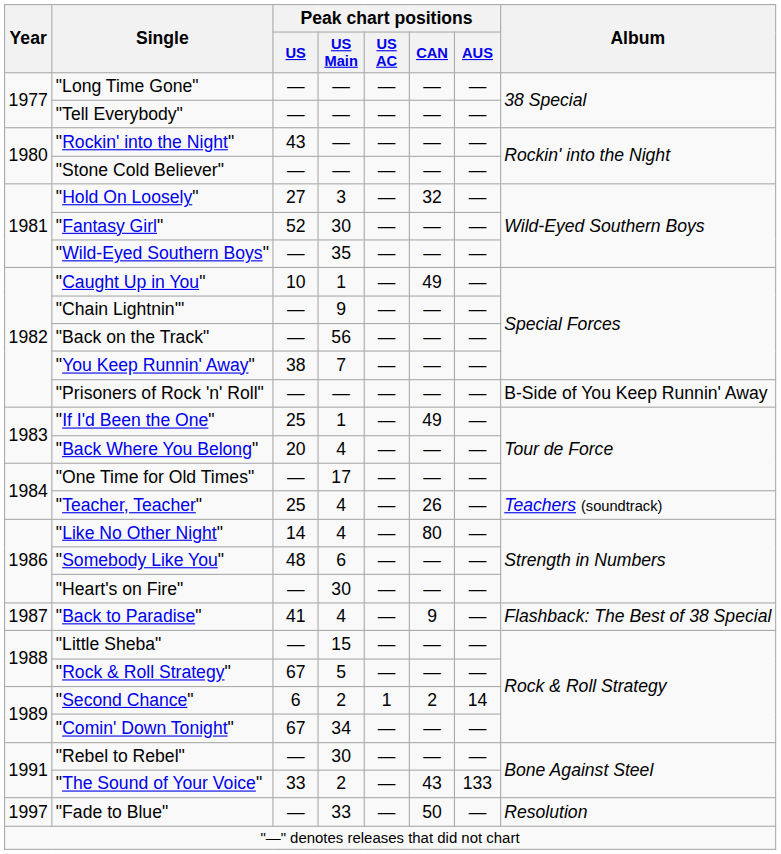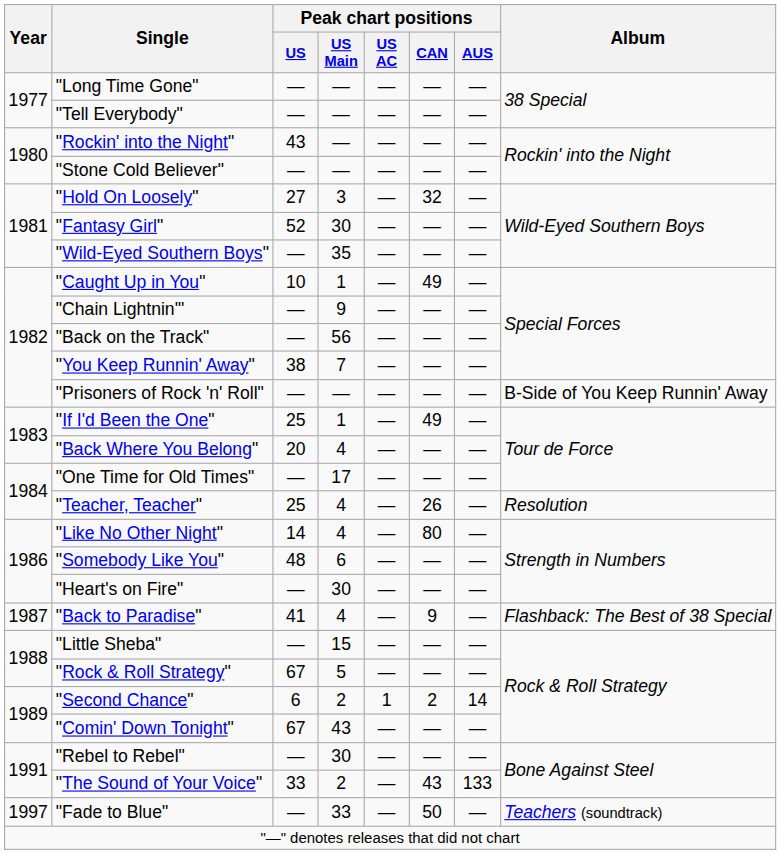(583, 504) Teachers (soundtrack) -> (546, 504) Resolution
(341, 728) 34 -> (341, 728) 43
(546, 812) Resolution -> (583, 812) Teachers (soundtrack)
